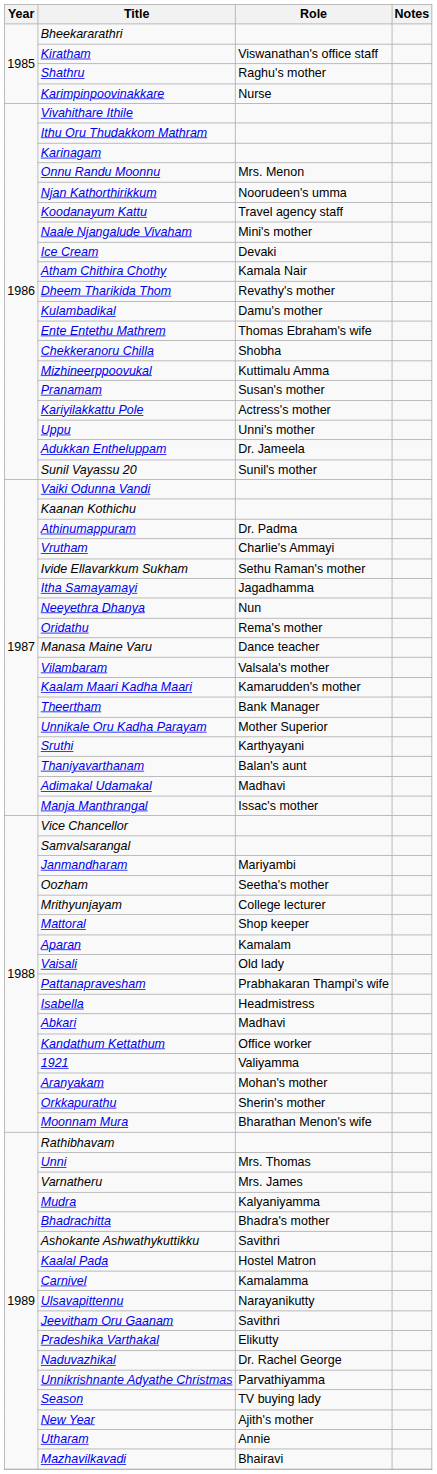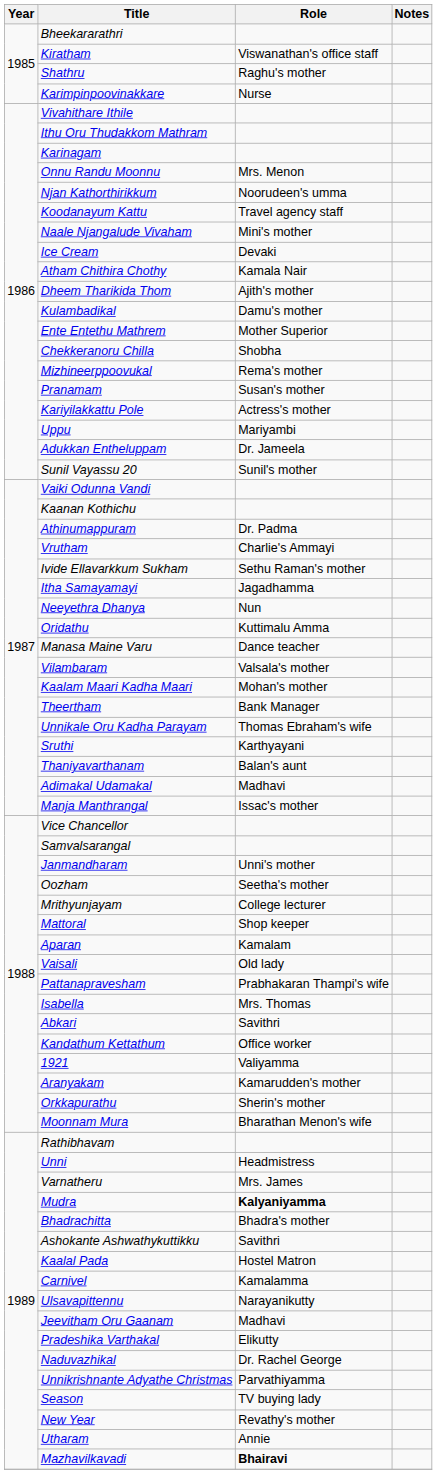(287, 291) Revathy's mother -> (276, 291) Ajith's mother
(305, 331) Thomas Ebraham's wife -> (283, 331) Mother Superior
(284, 370) Kuttimalu Amma -> (280, 370) Rema's mother
(277, 430) Unni's mother -> (267, 430) Mariyambi
(280, 627) Rema's mother -> (284, 627) Kuttimalu Amma
(299, 687) Kamarudden's mother -> (283, 687) Mohan's mother
(283, 726) Mother Superior -> (305, 726) Thomas Ebraham's wife
(267, 865) Mariyambi -> (277, 865) Unni's mother
(276, 1004) Headmistress -> (275, 1004) Mrs. Thomas
(262, 1023) Madhavi -> (259, 1023) Savithri
(283, 1083) Mohan's mother -> (299, 1083) Kamarudden's mother
(275, 1162) Mrs. Thomas -> (276, 1162) Headmistress
(279, 1201) normal -> (282, 1201) bold
(259, 1320) Savithri -> (262, 1320) Madhavi
(276, 1419) Ajith's mother -> (287, 1419) Revathy's mother
(261, 1459) normal -> (263, 1459) bold
